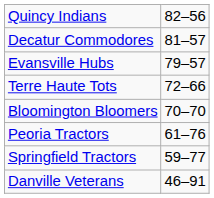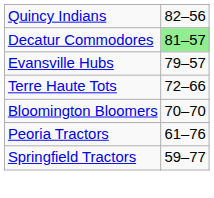(185, 39) no background -> (185, 39) lightgreen background
- row: (66, 181)
